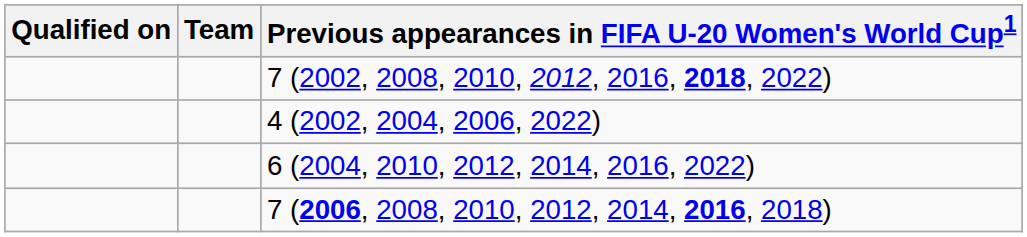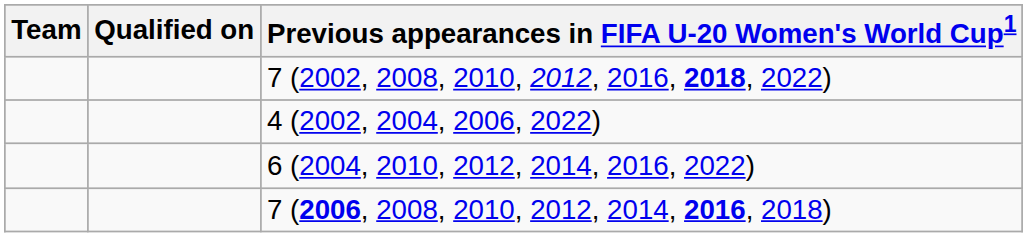columns swapped: (219, 30) <-> (91, 30)
